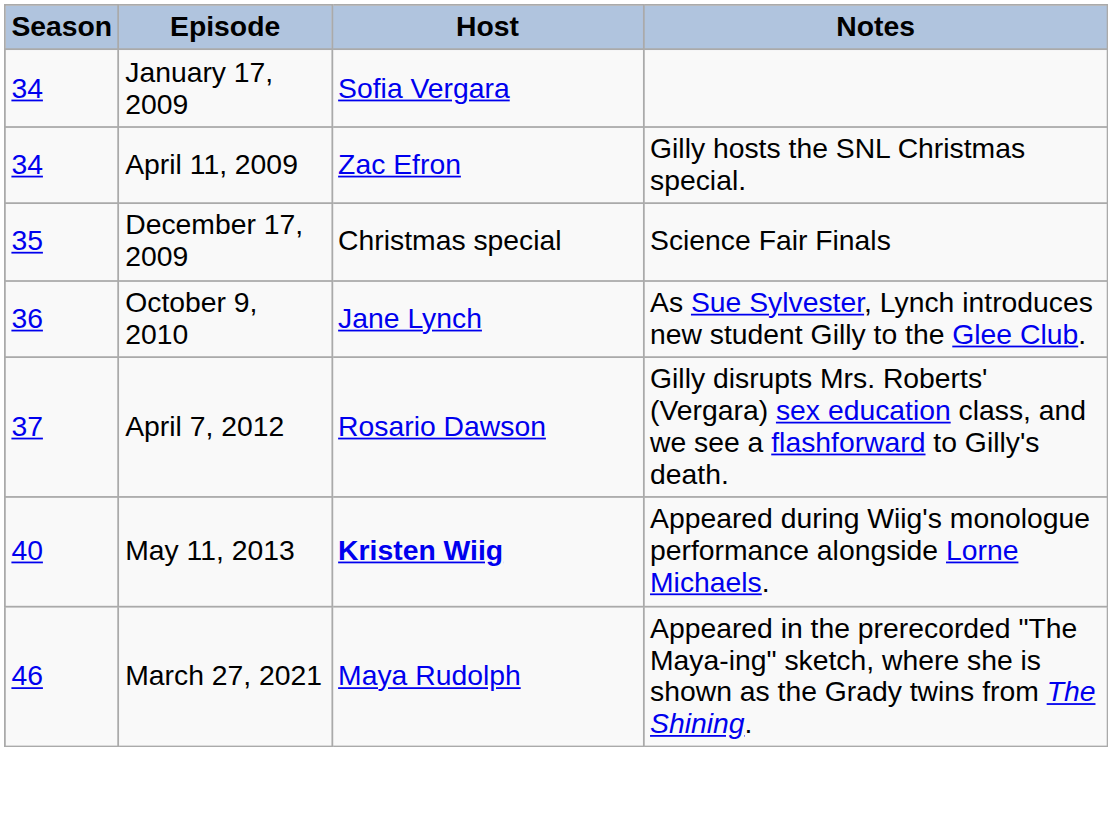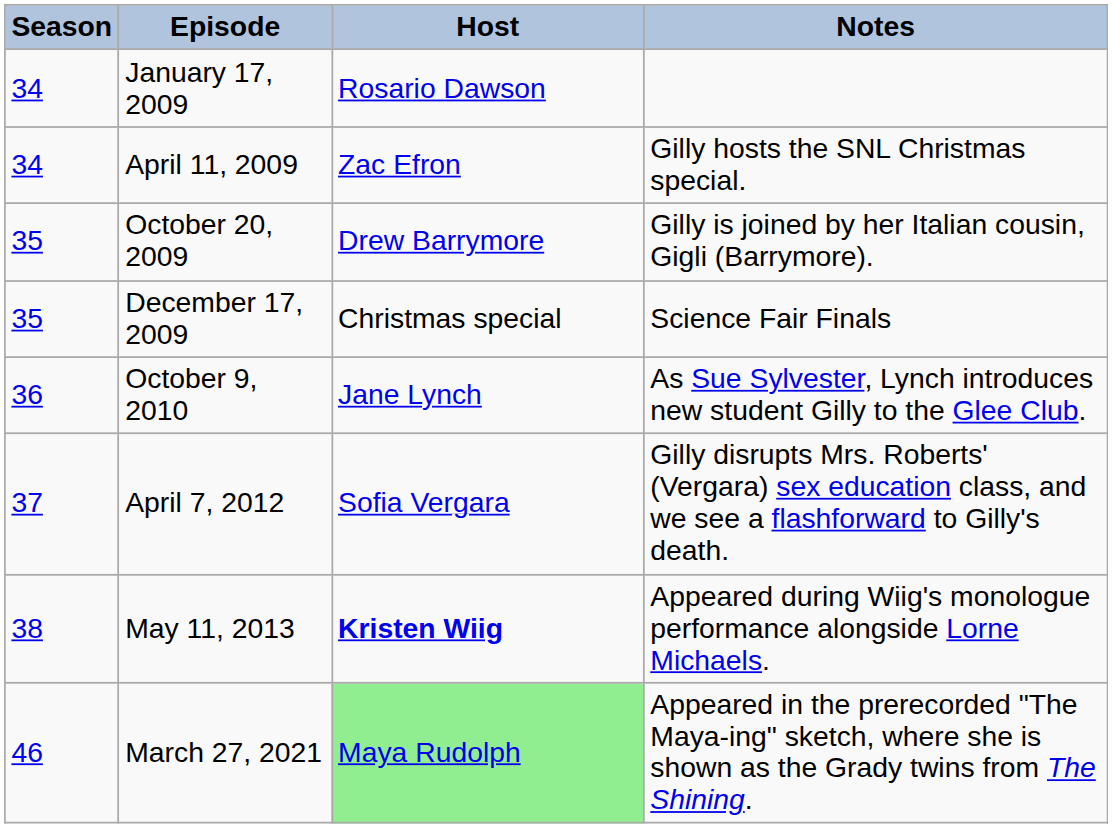(424, 87) Sofia Vergara -> (442, 87) Rosario Dawson
+ row: (199, 241)
(442, 426) Rosario Dawson -> (424, 503) Sofia Vergara
(27, 551) 40 -> (27, 628) 38
(429, 675) no background -> (429, 752) lightgreen background
